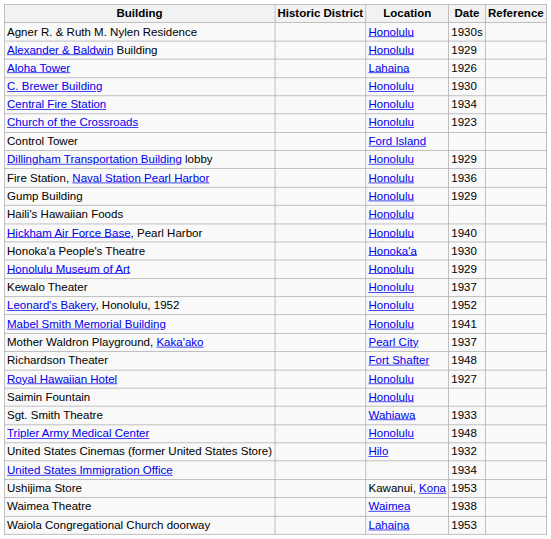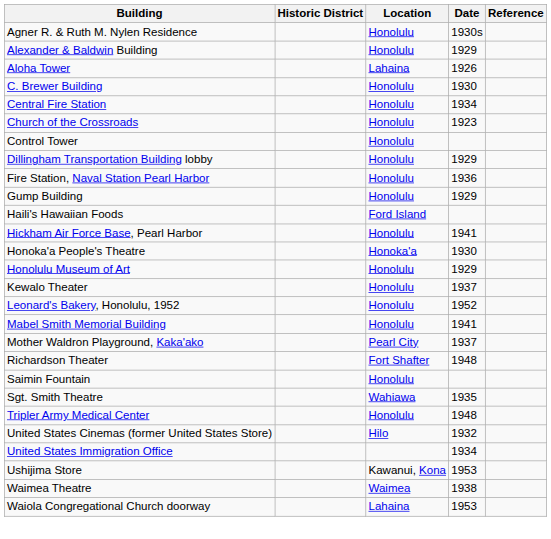(397, 141) Ford Island -> (391, 141) Honolulu
(391, 214) Honolulu -> (397, 214) Ford Island
(464, 232) 1940 -> (464, 232) 1941
- row: (62, 379)
(464, 415) 1933 -> (464, 397) 1935
